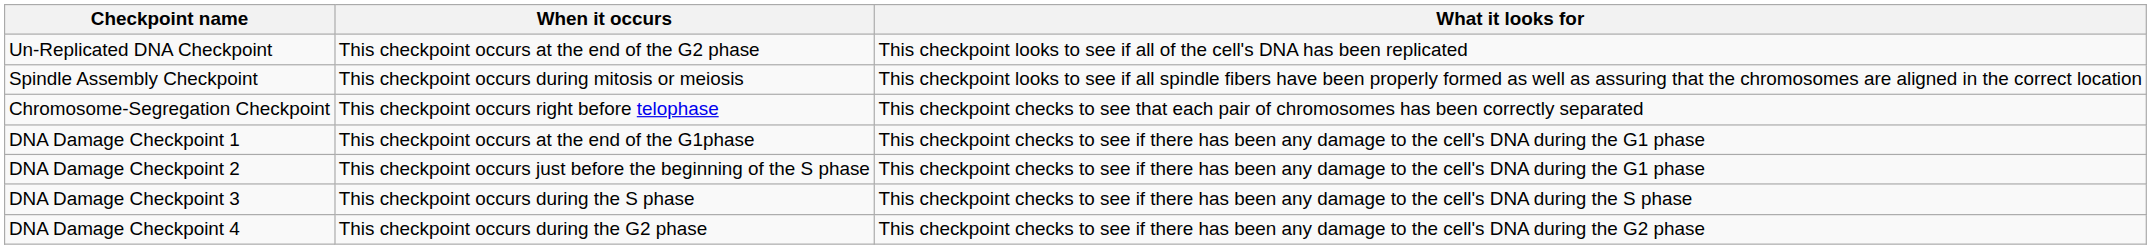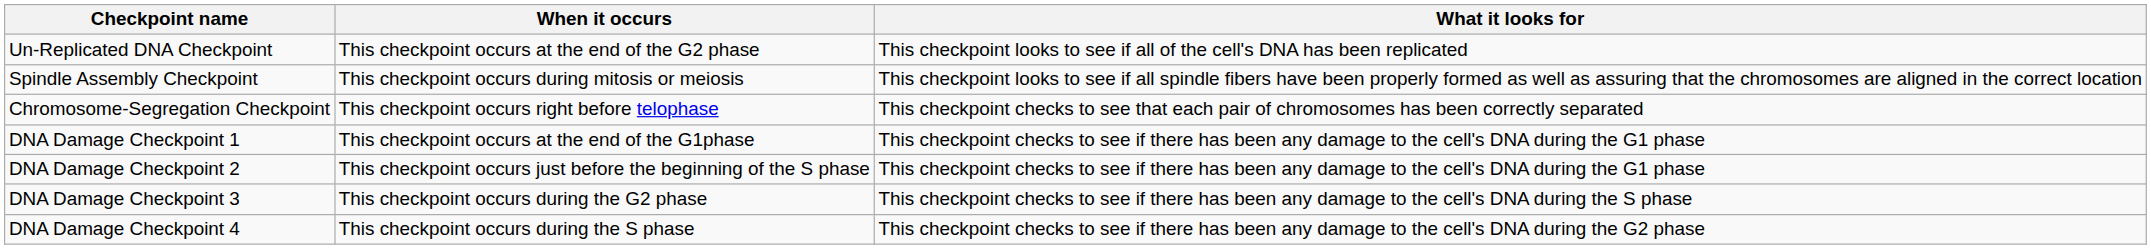(517, 199) This checkpoint occurs during the S phase -> (523, 199) This checkpoint occurs during the G2 phase
(523, 229) This checkpoint occurs during the G2 phase -> (517, 229) This checkpoint occurs during the S phase
